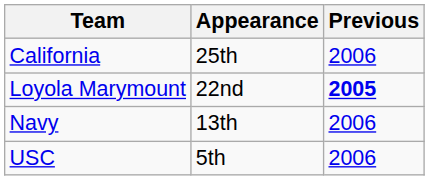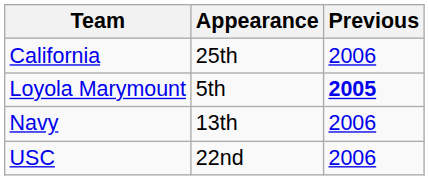(220, 89) 22nd -> (211, 89) 5th
(211, 157) 5th -> (220, 157) 22nd
